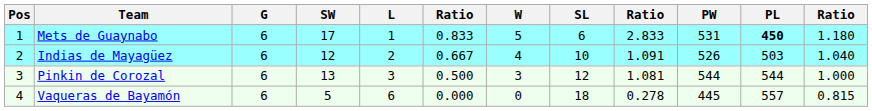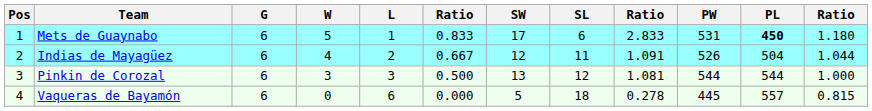columns swapped: (518, 15) <-> (328, 15)
(582, 55) 10 -> (582, 55) 11
(772, 55) 503 -> (772, 55) 504
(836, 55) 1.040 -> (836, 55) 1.044
